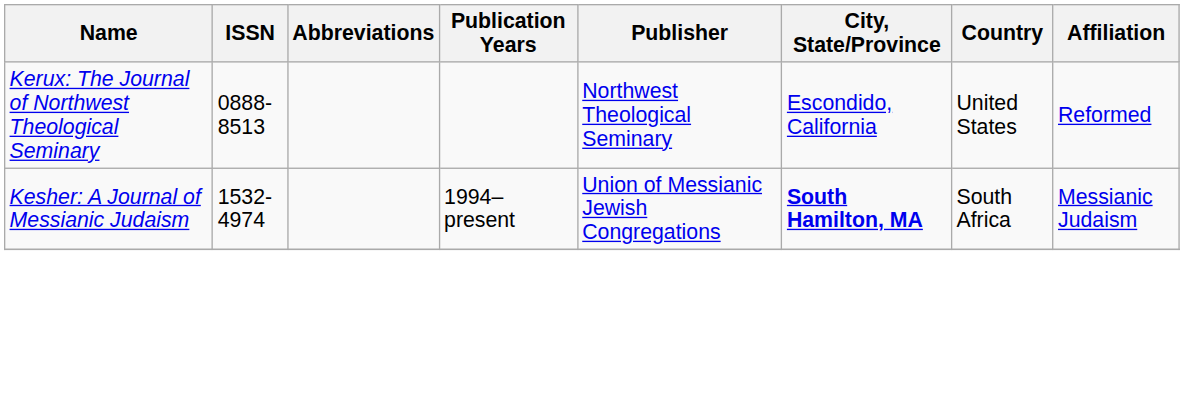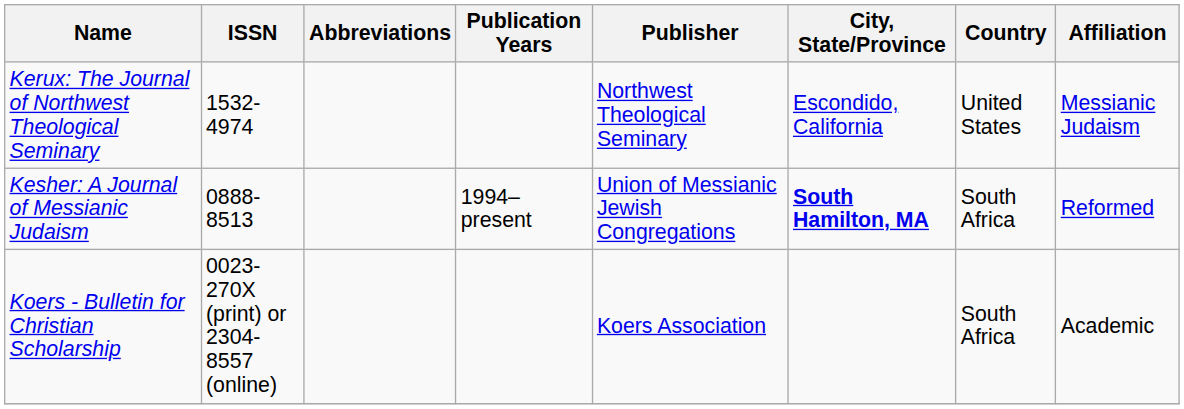(245, 114) 0888-8513 -> (233, 114) 1532-4974
(1105, 114) Reformed -> (1108, 114) Messianic Judaism
(245, 208) 1532-4974 -> (233, 208) 0888-8513
(1105, 208) Messianic Judaism -> (1107, 208) Reformed
+ row: (97, 326)
